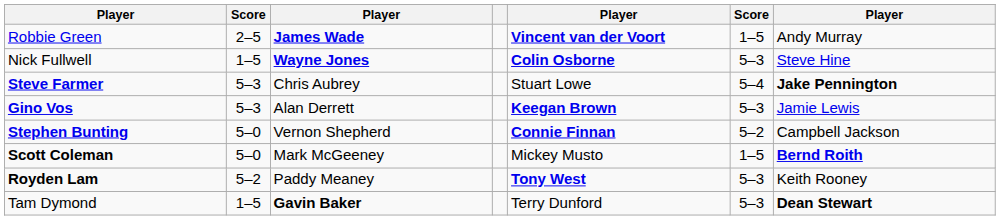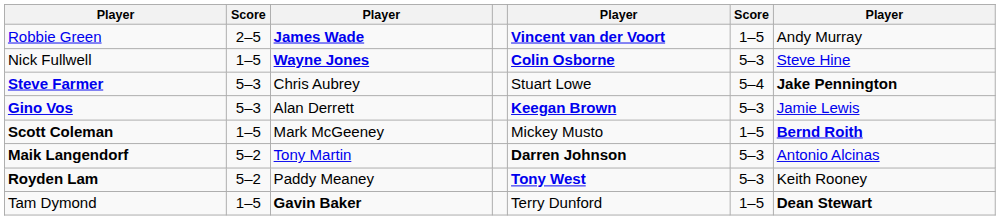- row: (68, 131)
(248, 155) 5–0 -> (248, 131) 1–5
+ row: (68, 155)
(751, 203) 5–3 -> (751, 203) 1–5
